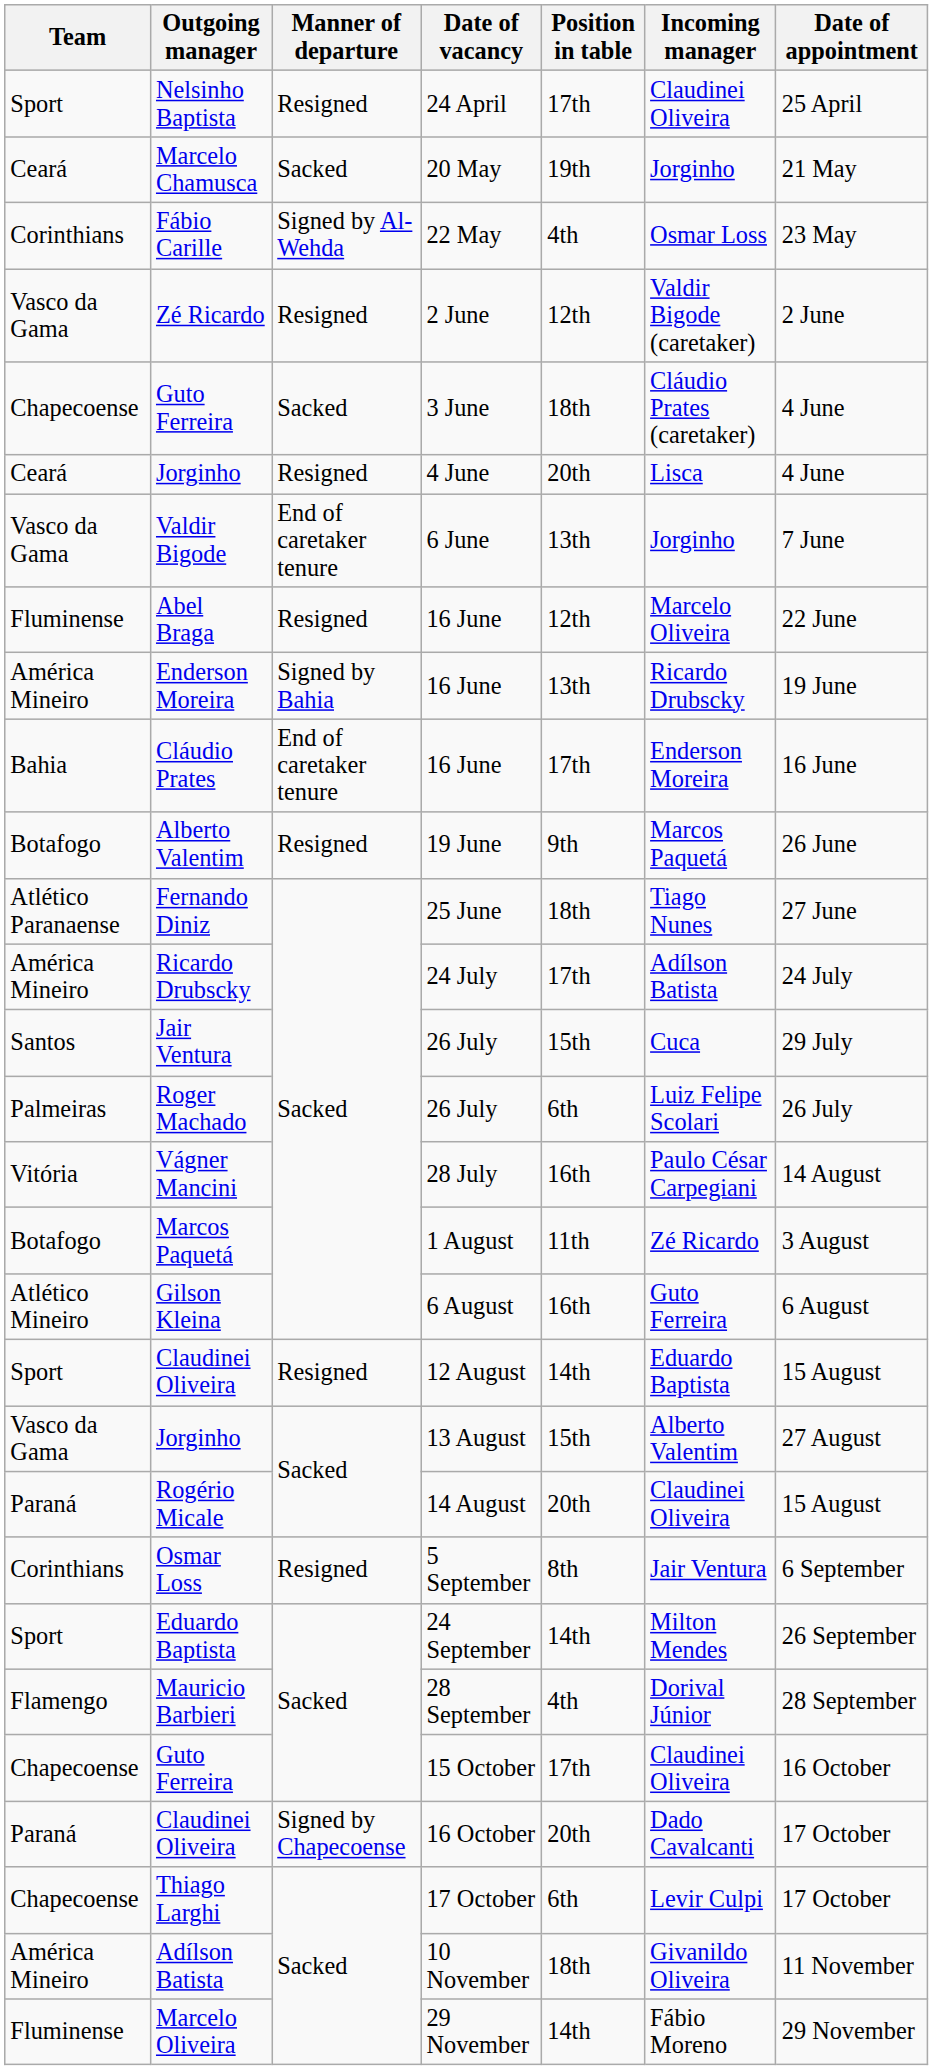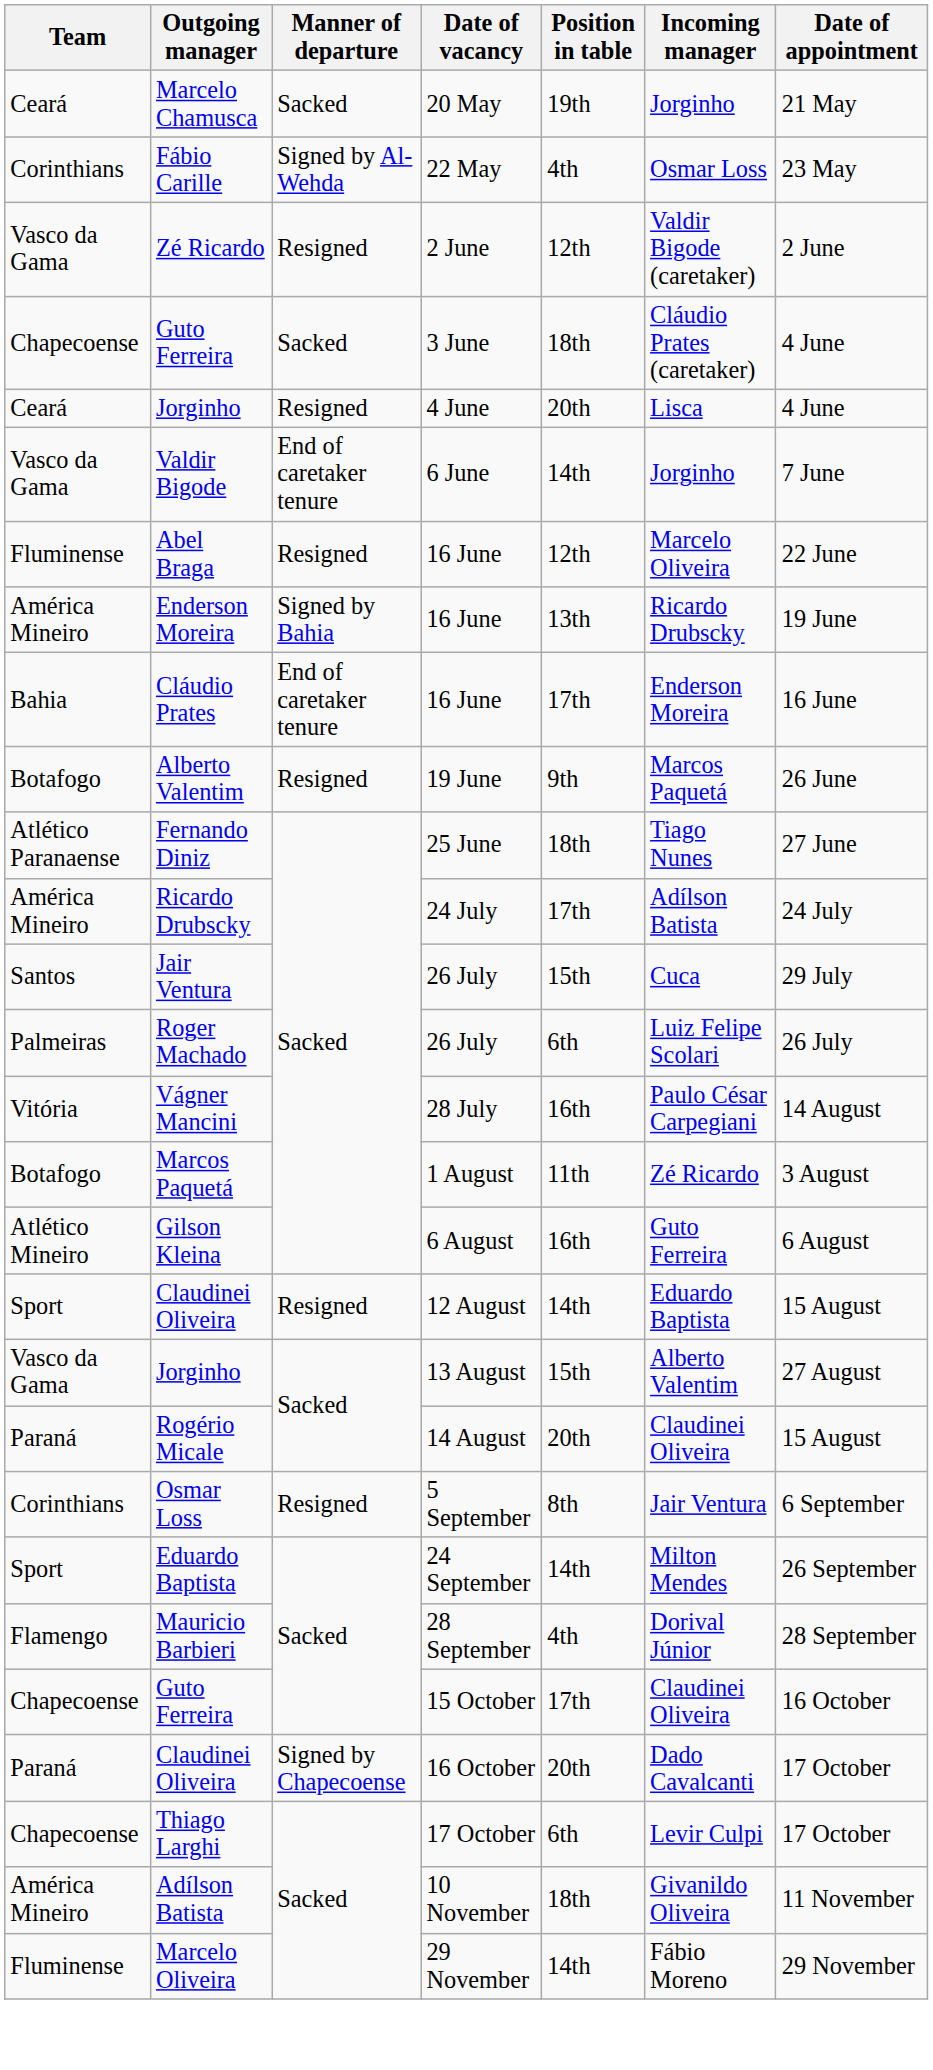- row: (200, 103)
(569, 540) 13th -> (569, 474) 14th
